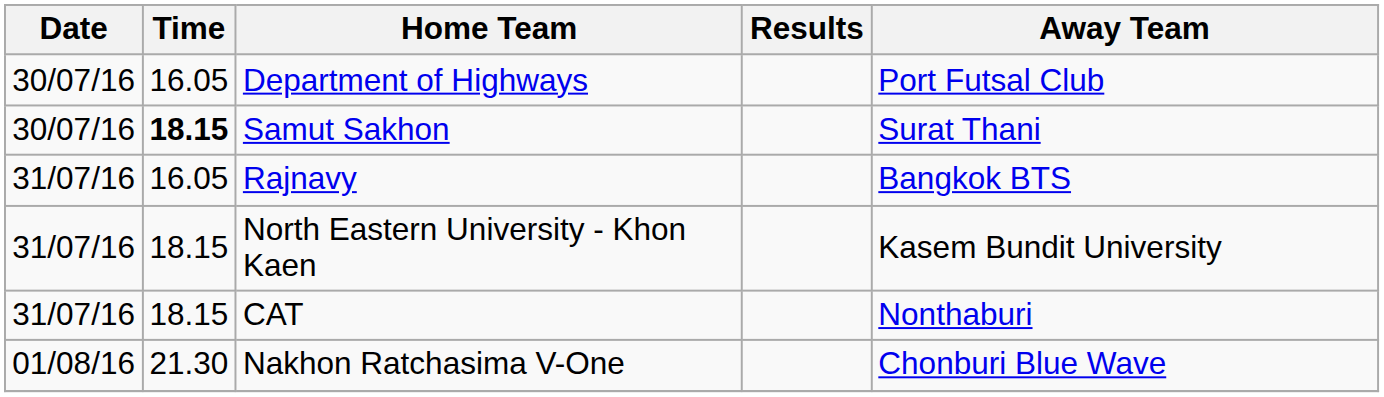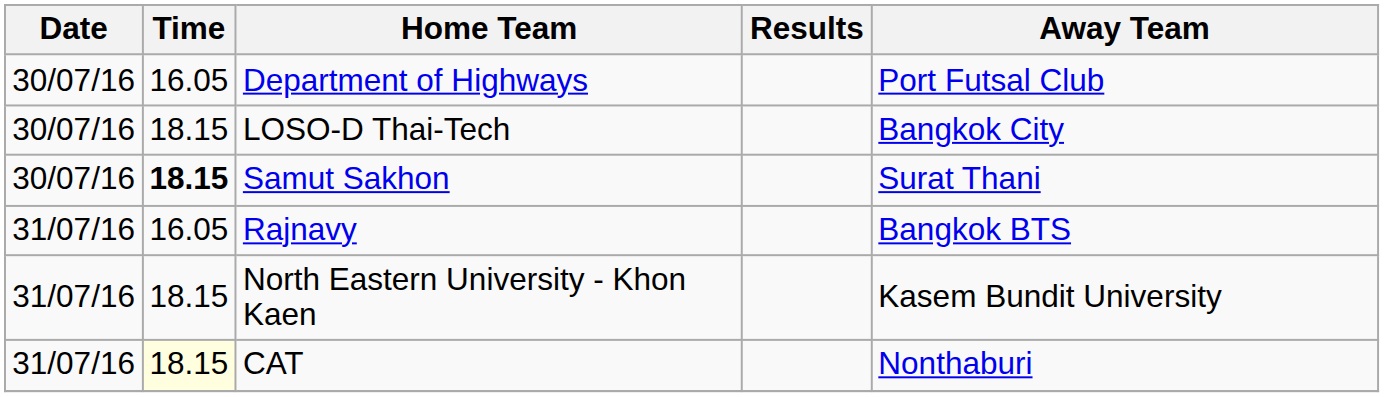+ row: (377, 129)
(189, 314) no background -> (189, 364) lightyellow background
- row: (434, 364)
